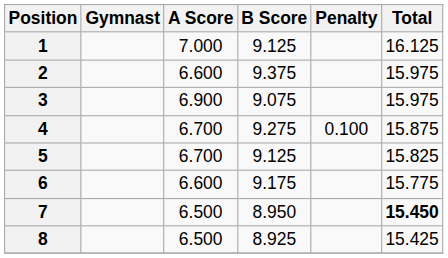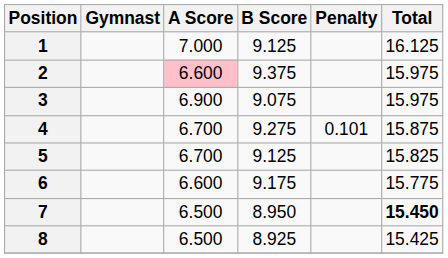(201, 73) no background -> (201, 73) pink background
(346, 128) 0.100 -> (346, 128) 0.101
